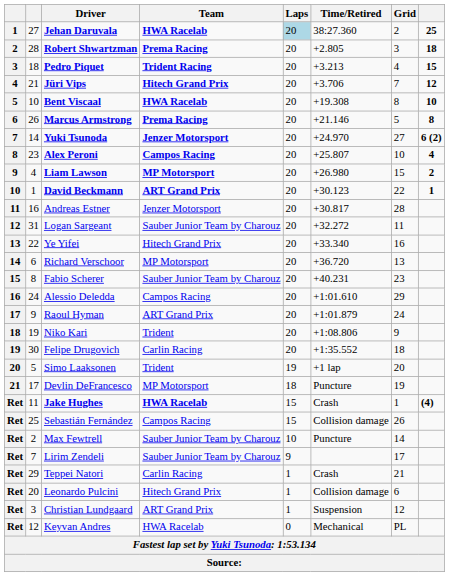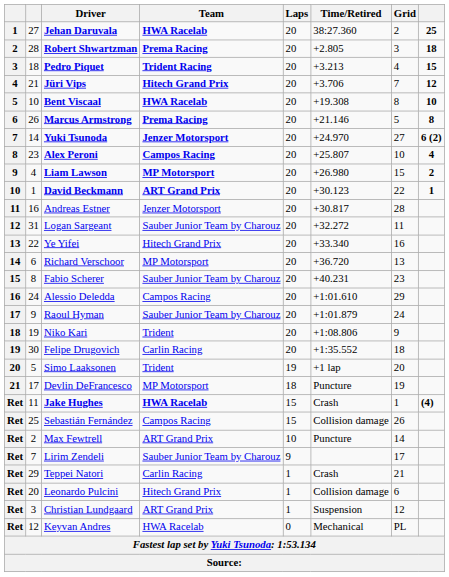(291, 30) lightblue background -> (291, 30) no background
(178, 314) ART Grand Prix -> (211, 314) Sauber Junior Team by Charouz
(211, 438) Sauber Junior Team by Charouz -> (178, 438) ART Grand Prix
